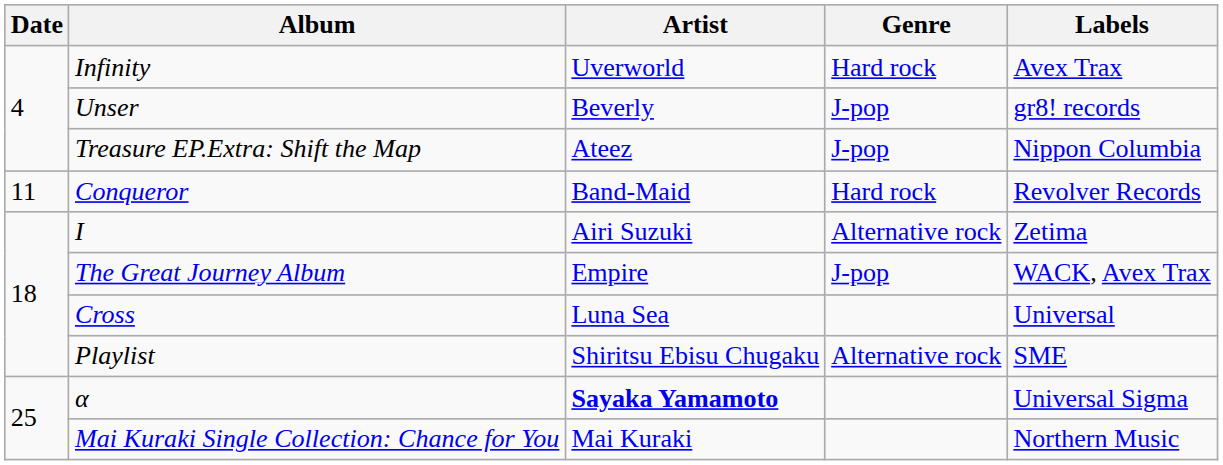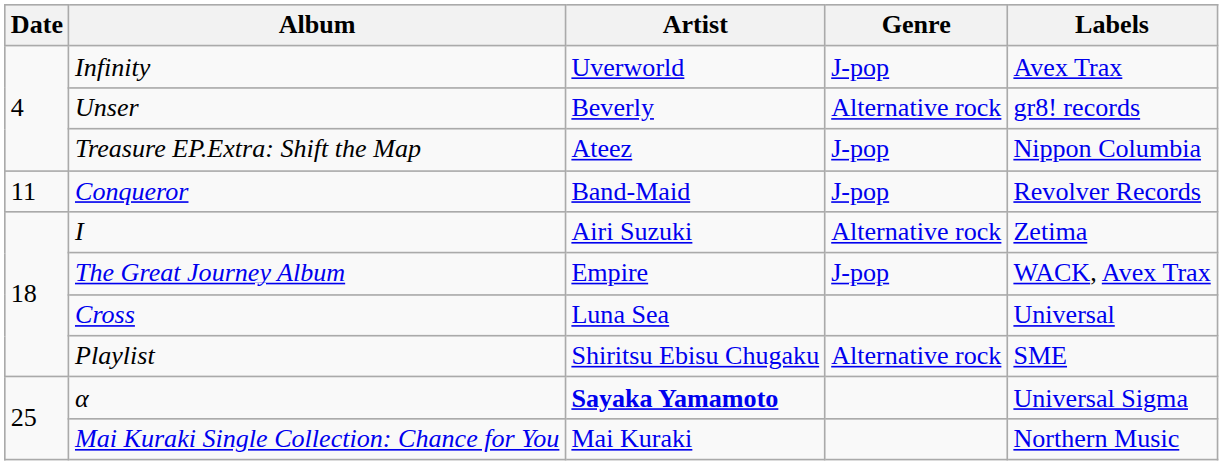(884, 66) Hard rock -> (860, 66) J-pop
(860, 107) J-pop -> (916, 107) Alternative rock
(884, 190) Hard rock -> (860, 190) J-pop
